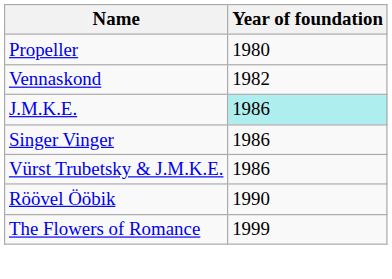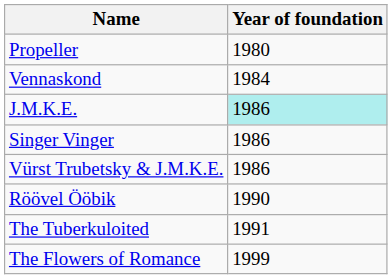(251, 79) 1982 -> (251, 79) 1984
+ row: (79, 229)
